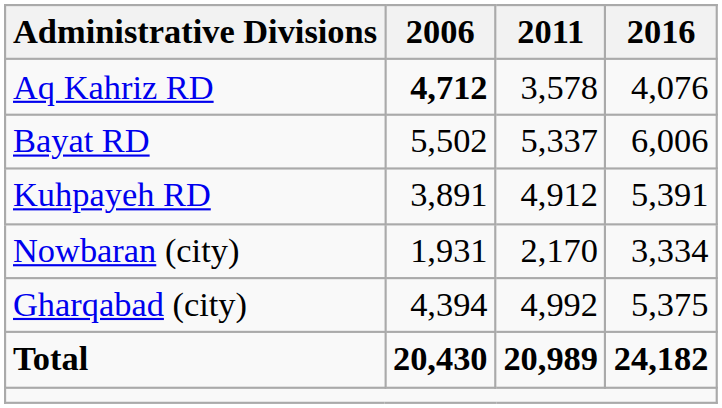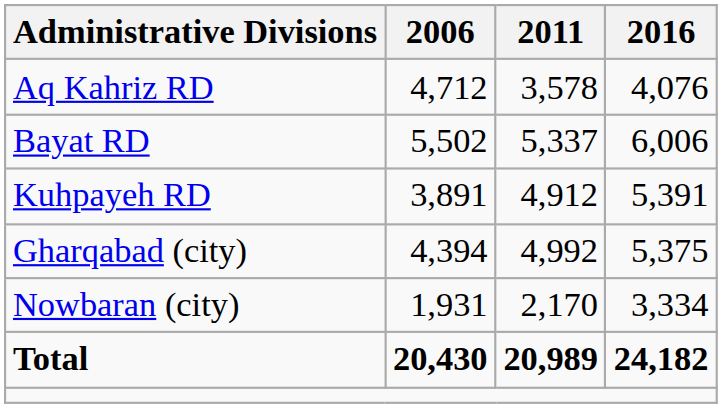(449, 86) bold -> (449, 86) normal
rows swapped: (130, 304) <-> (126, 250)
